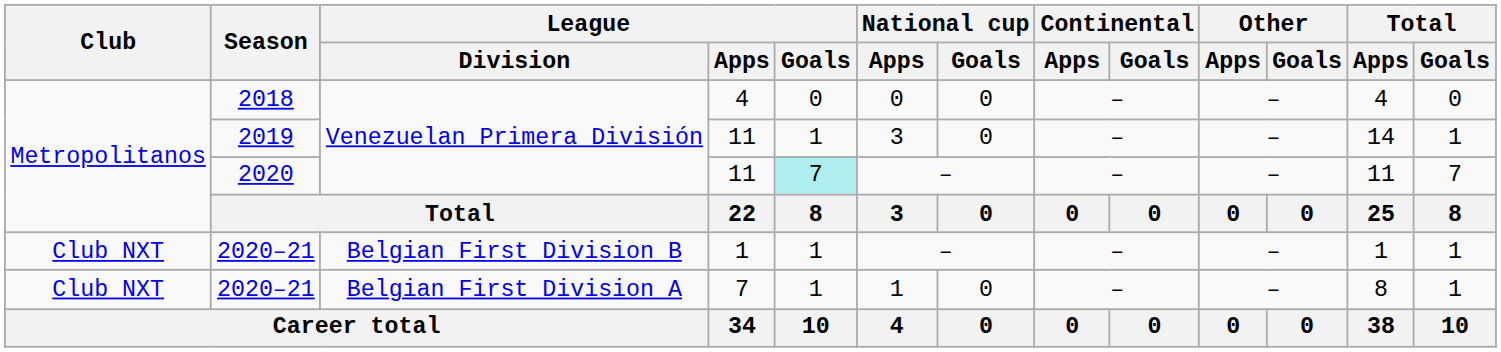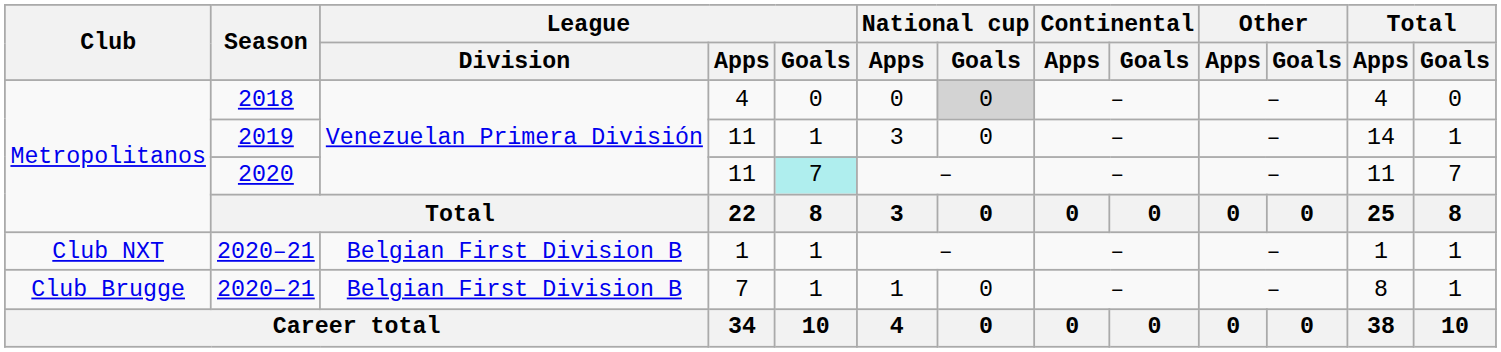(986, 100) no background -> (986, 100) lightgrey background
(108, 289) Club NXT -> (108, 289) Club Brugge
(514, 289) Belgian First Division A -> (514, 289) Belgian First Division B
